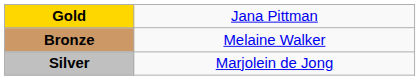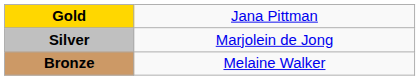rows swapped: (69, 63) <-> (69, 39)
